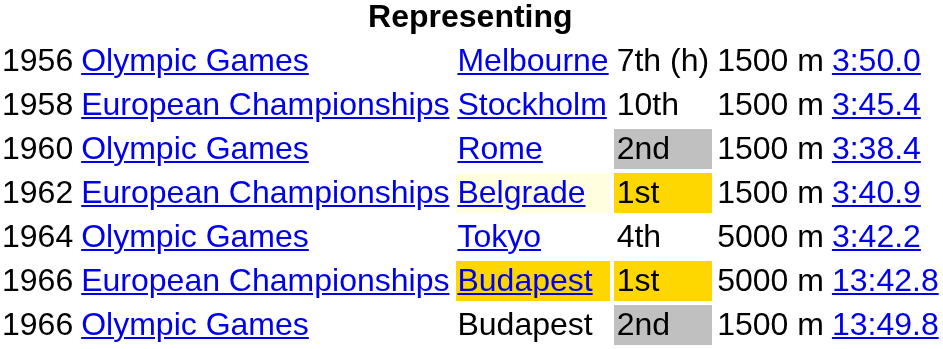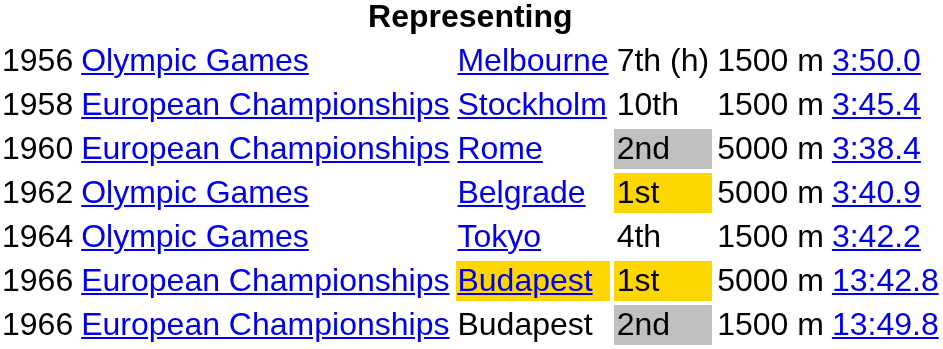(195, 148) Olympic Games -> (265, 148) European Championships
(771, 148) 1500 m -> (771, 148) 5000 m
(265, 192) European Championships -> (195, 192) Olympic Games
(521, 192) lightyellow background -> (521, 192) no background
(771, 192) 1500 m -> (771, 192) 5000 m
(771, 236) 5000 m -> (771, 236) 1500 m
(195, 324) Olympic Games -> (265, 324) European Championships
